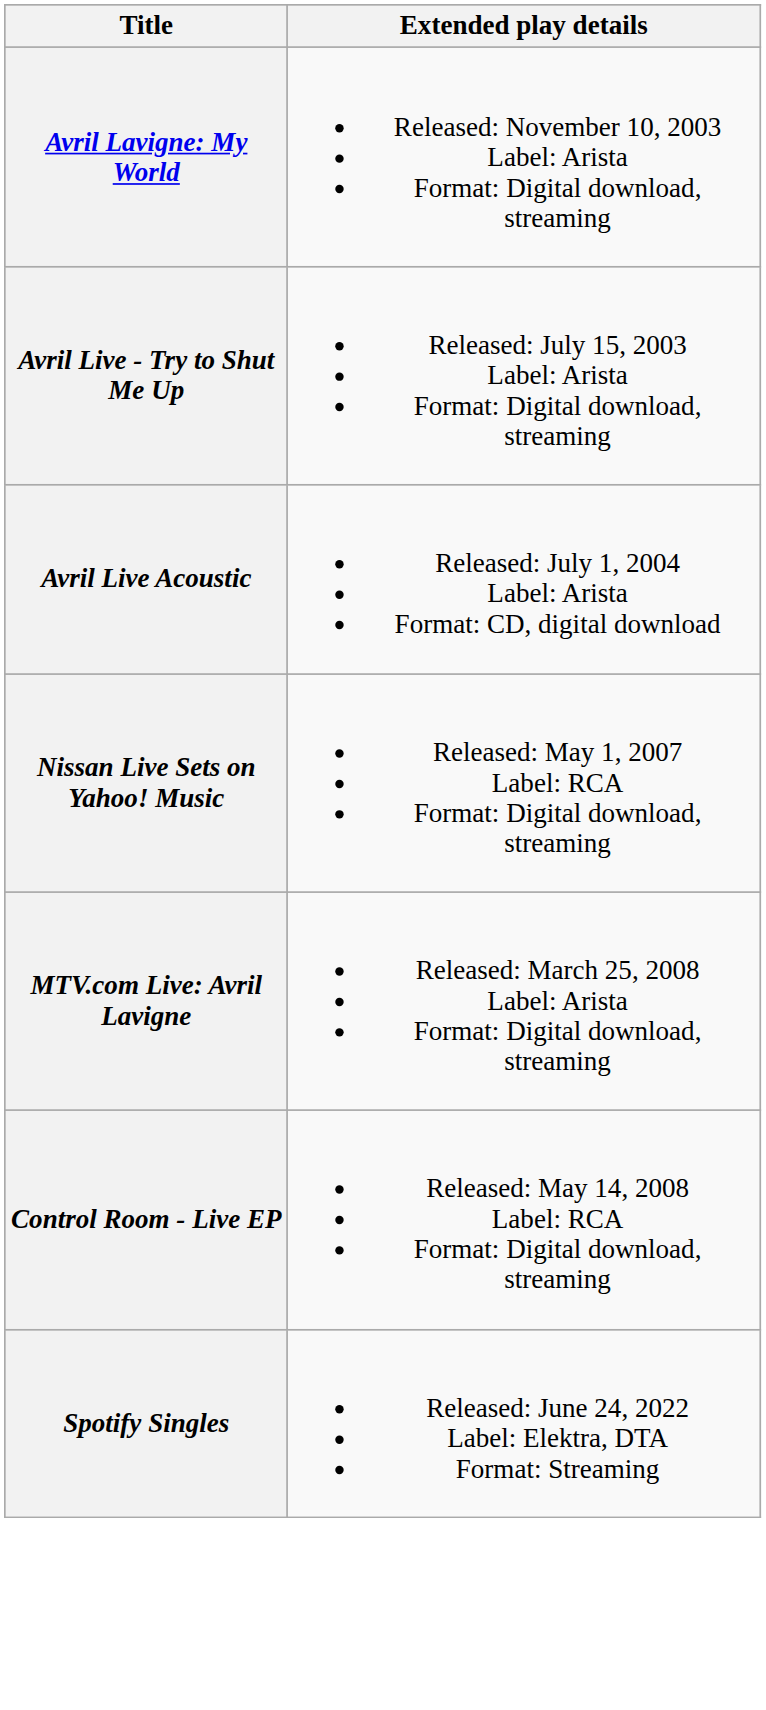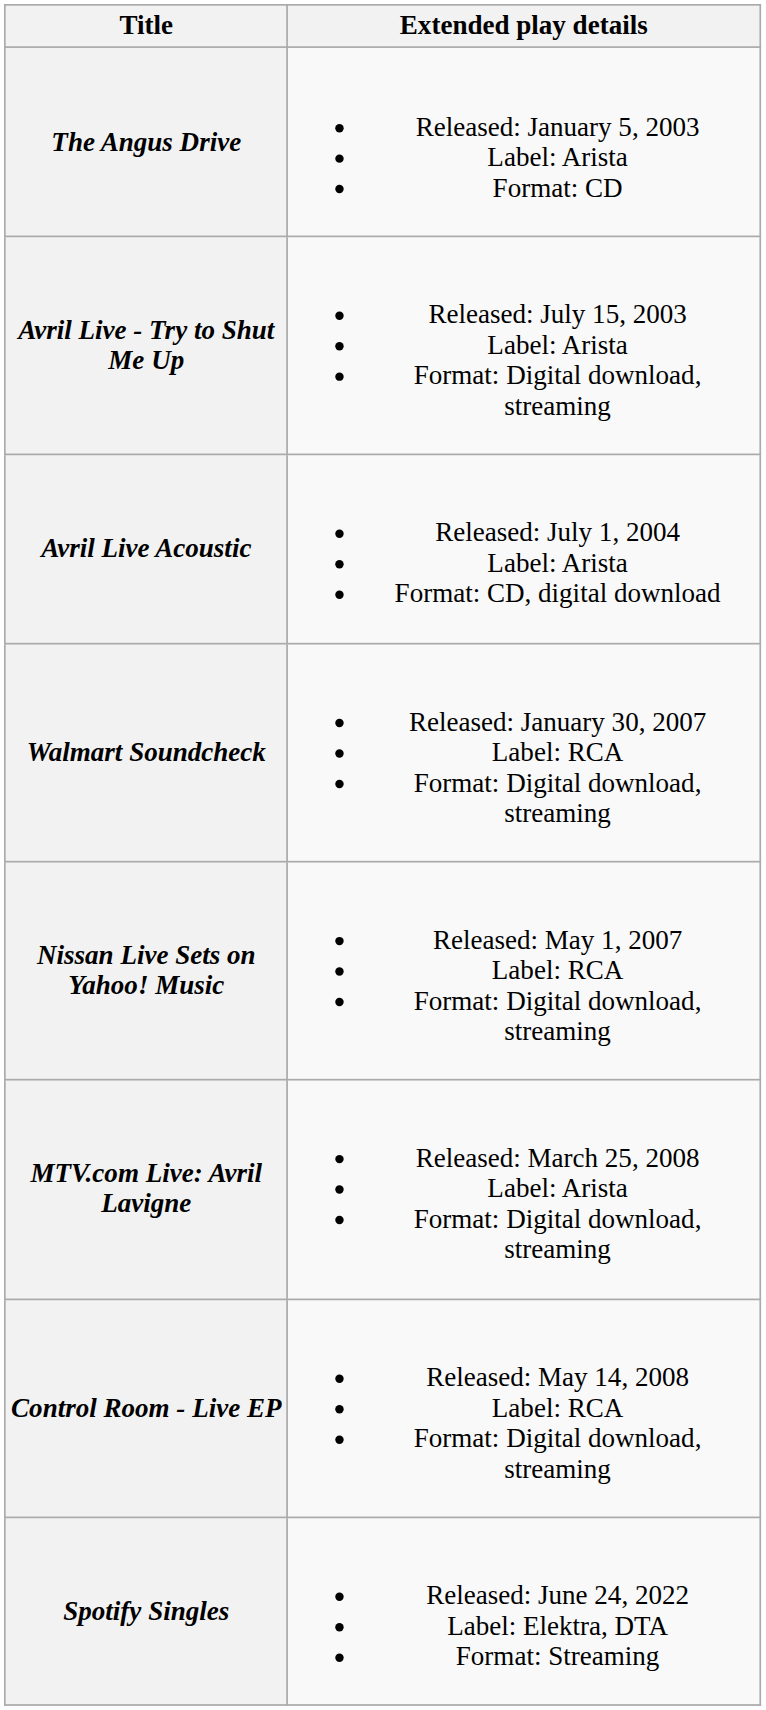+ row: (146, 141)
- row: (146, 156)
+ row: (146, 751)
